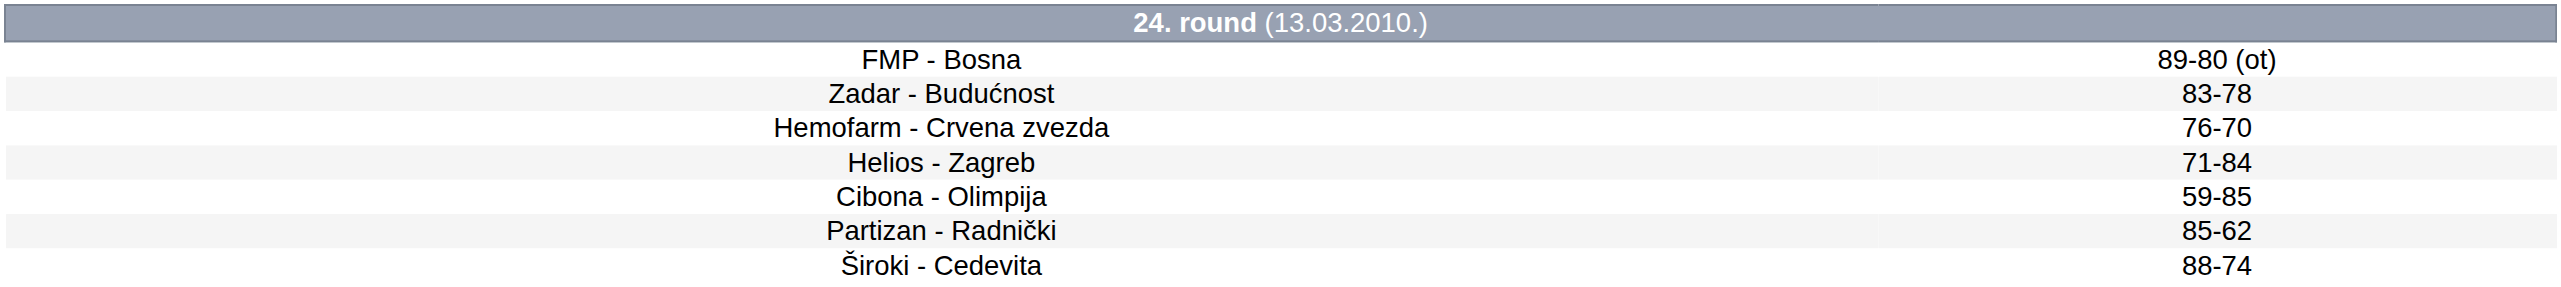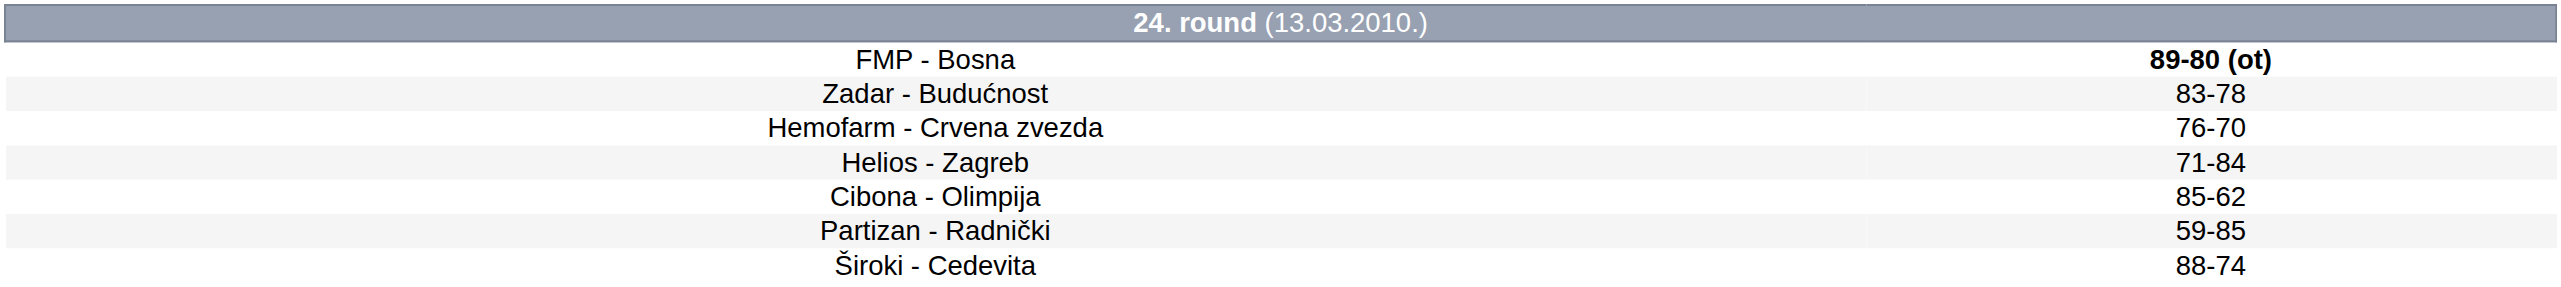(2217, 60) normal -> (2211, 60) bold
(2217, 197) 59-85 -> (2211, 197) 85-62
(2217, 231) 85-62 -> (2211, 231) 59-85
